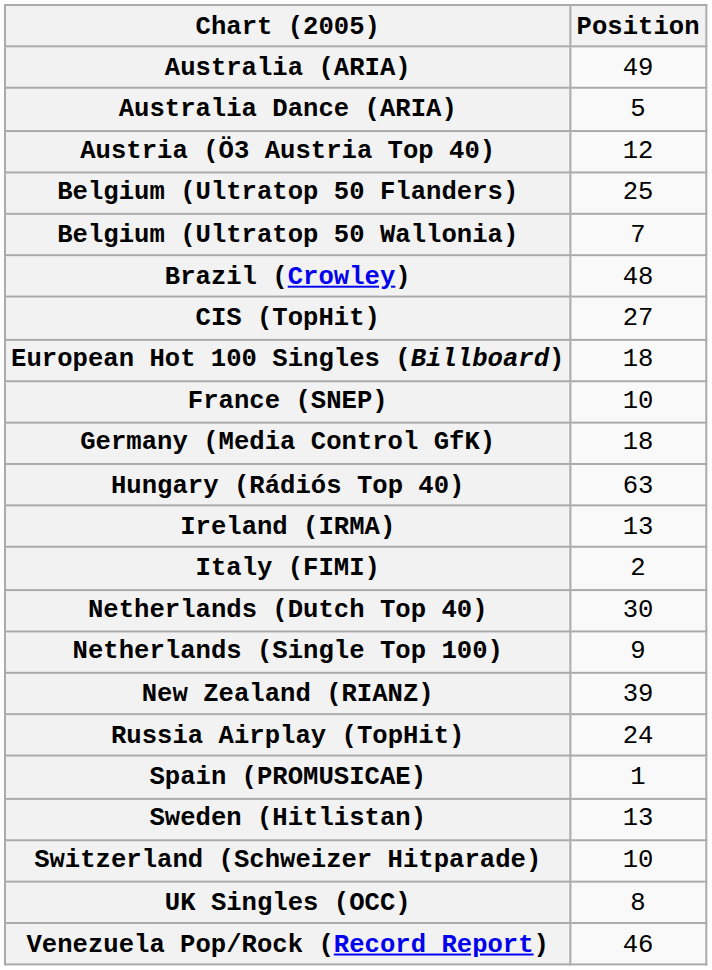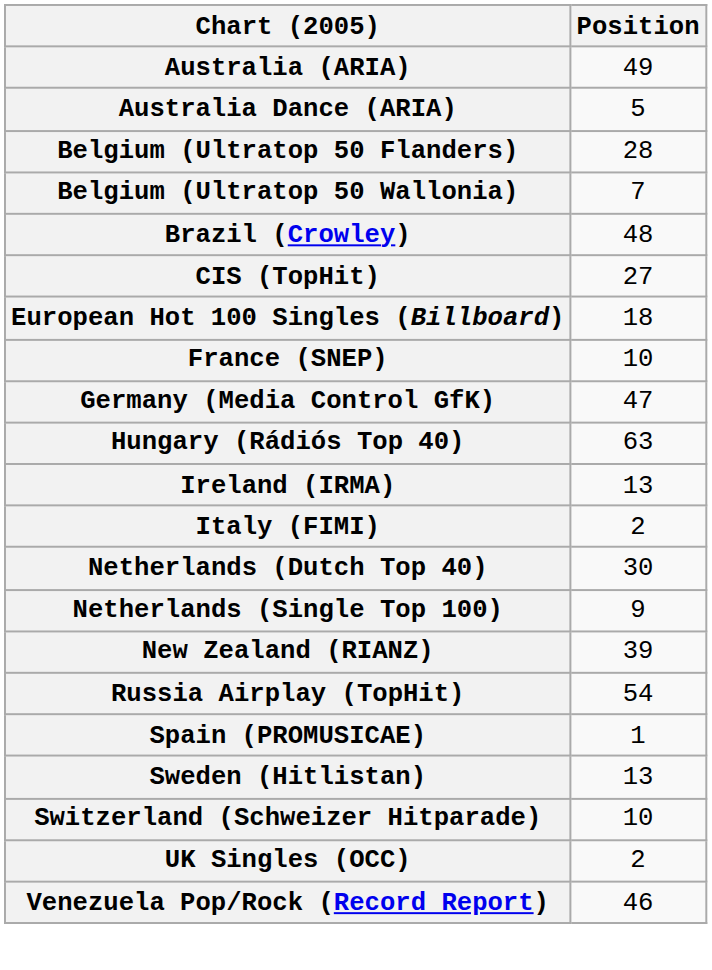- row: (288, 151)
(638, 193) 25 -> (638, 151) 28
(638, 443) 18 -> (638, 402) 47
(638, 735) 24 -> (638, 694) 54
(638, 902) 8 -> (638, 861) 2
